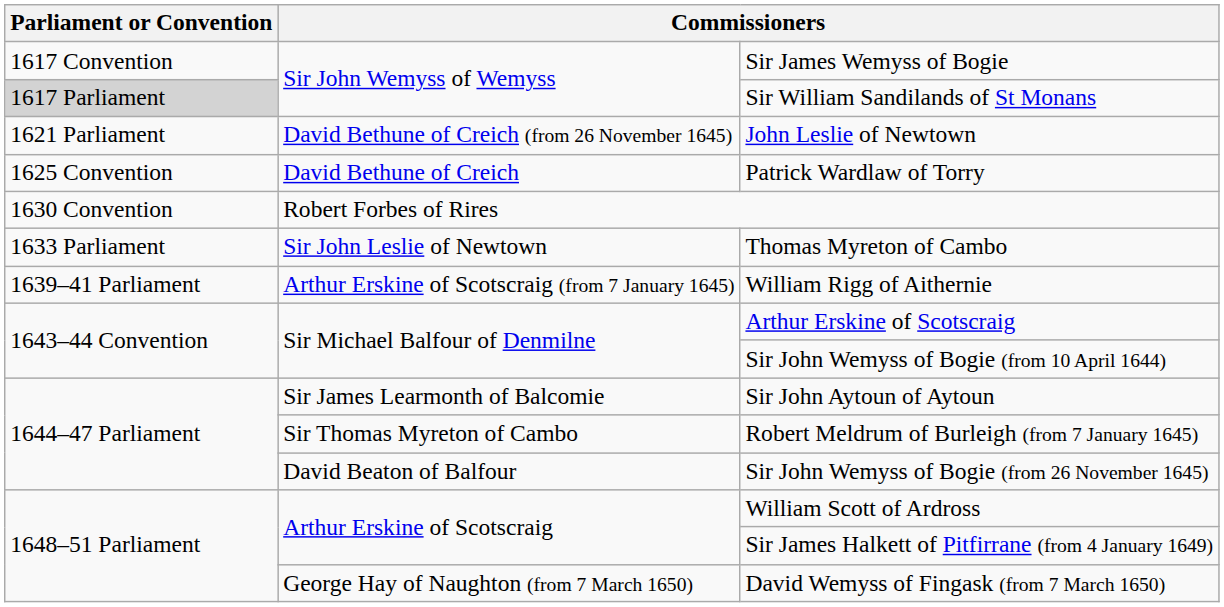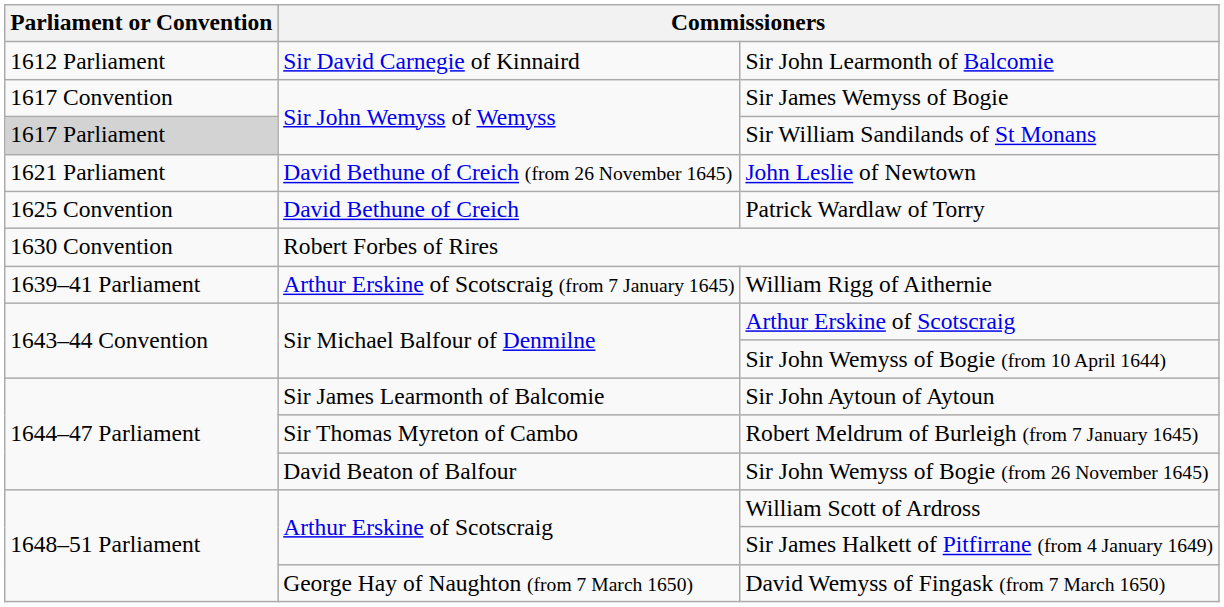+ row: (900, 60)
- row: (876, 246)
